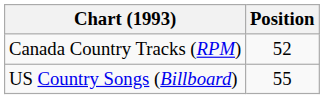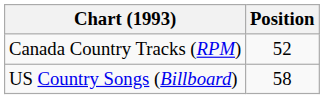(282, 78) 55 -> (282, 78) 58
